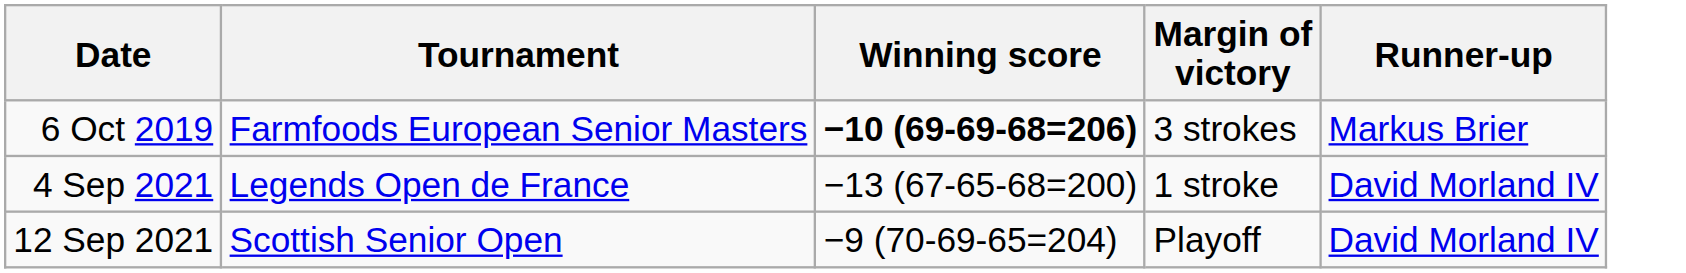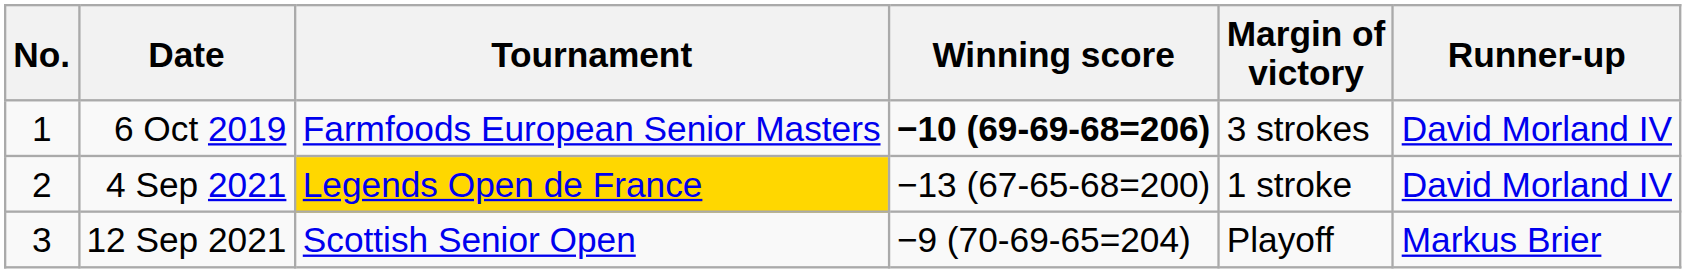+ column: (42, 53)
(1428, 129) Markus Brier -> (1537, 129) David Morland IV
(429, 184) no background -> (503, 184) gold background
(1464, 240) David Morland IV -> (1502, 240) Markus Brier
